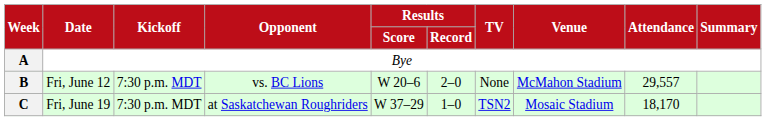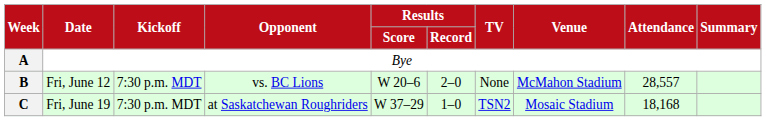(661, 82) 29,557 -> (661, 82) 28,557
(661, 105) 18,170 -> (661, 105) 18,168
